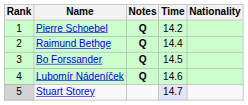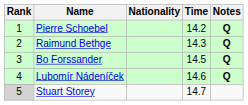columns swapped: (215, 12) <-> (143, 12)
(173, 44) 14.4 -> (196, 44) 14.3
(173, 92) lavender background -> (196, 92) no background
